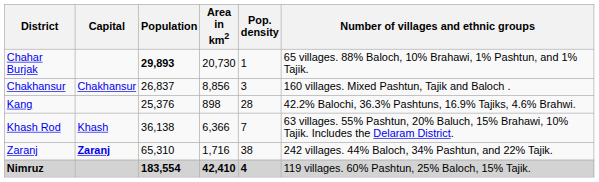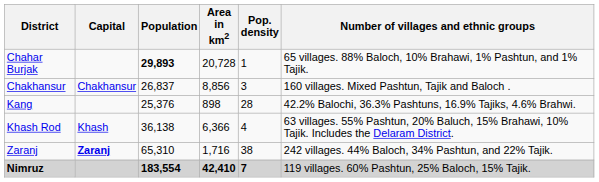(219, 63) 20,730 -> (219, 63) 20,728
(244, 127) 7 -> (244, 127) 4
(244, 168) 4 -> (244, 168) 7
